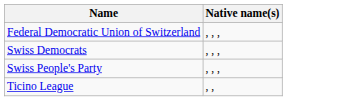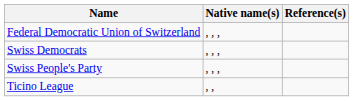+ column: (315, 13)
